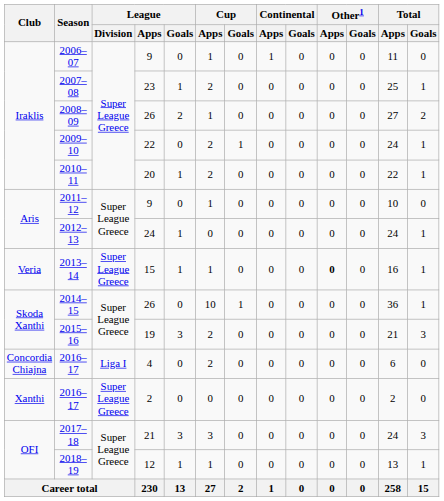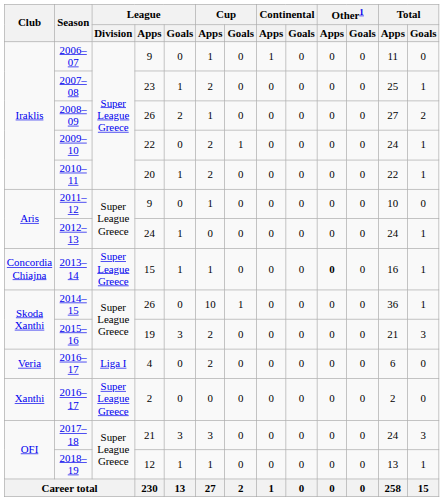(30, 269) Veria -> (30, 269) Concordia Chiajna
(30, 363) Concordia Chiajna -> (30, 363) Veria
